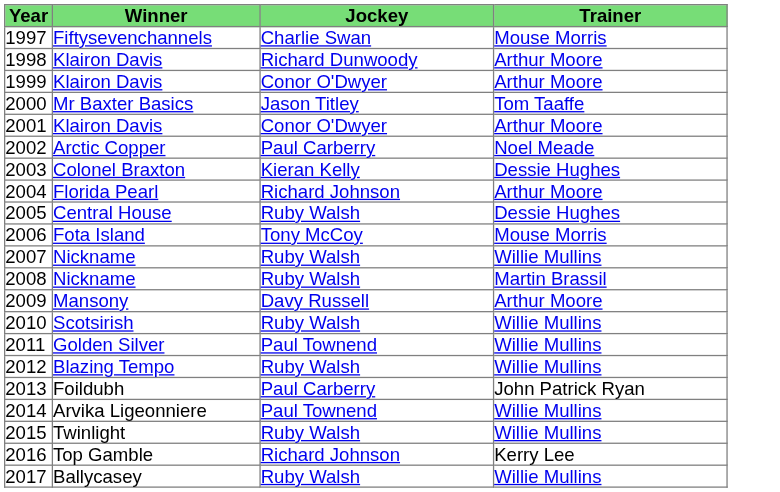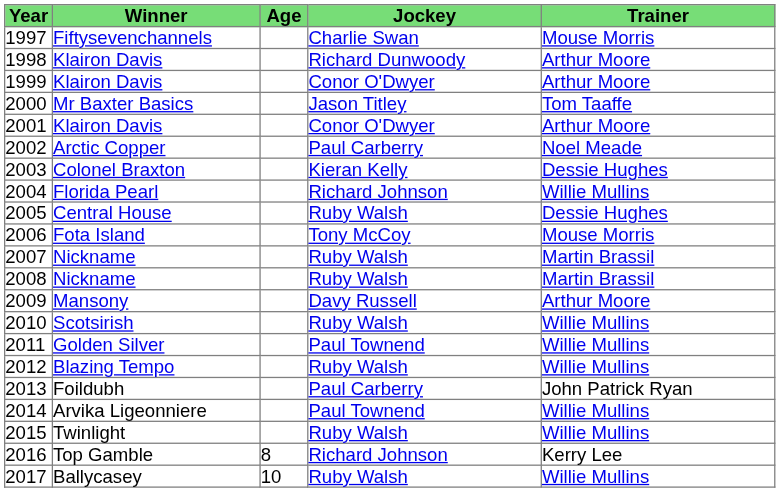+ column: (284, 16)
(548, 191) Arthur Moore -> (596, 191) Willie Mullins
(548, 257) Willie Mullins -> (598, 257) Martin Brassil
